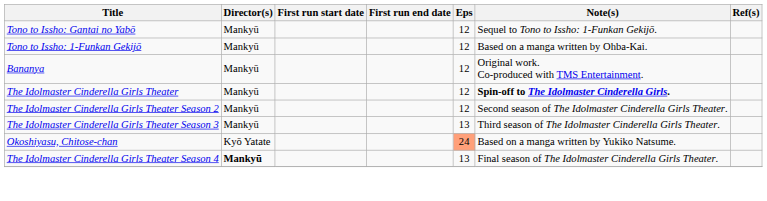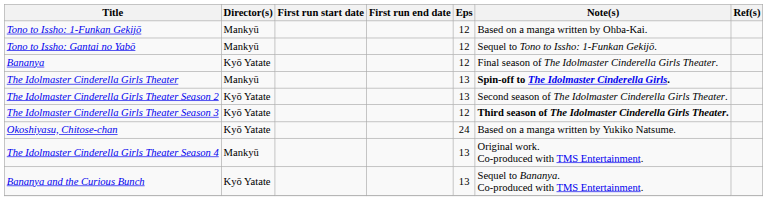rows swapped: (74, 46) <-> (71, 29)
(241, 69) Mankyū -> (247, 63) Kyō Yatate
(560, 69) Original work. Co-produced with TMS Entertainment. -> (598, 63) Final season of The Idolmaster Cinderella Girls Theater.
(464, 91) 12 -> (464, 79) 13
(241, 108) Mankyū -> (247, 96) Kyō Yatate
(464, 108) 12 -> (464, 96) 13
(241, 125) Mankyū -> (247, 113) Kyō Yatate
(464, 125) 13 -> (464, 113) 12
(599, 125) normal -> (603, 113) bold
(464, 141) lightsalmon background -> (464, 130) no background
(243, 158) bold -> (241, 152) normal
(598, 158) Final season of The Idolmaster Cinderella Girls Theater. -> (560, 152) Original work. Co-produced with TMS Entertainment.
+ row: (76, 181)
